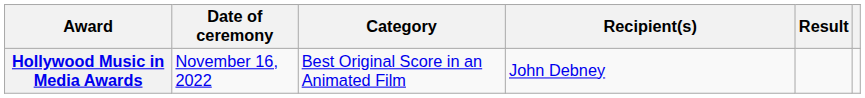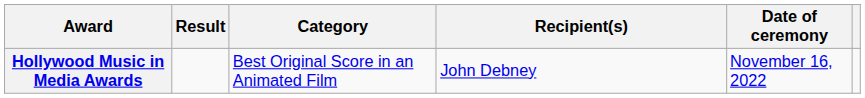columns swapped: (235, 26) <-> (824, 26)
